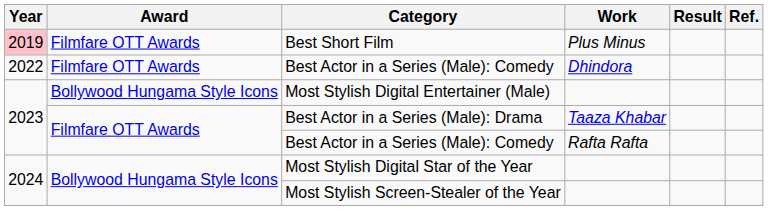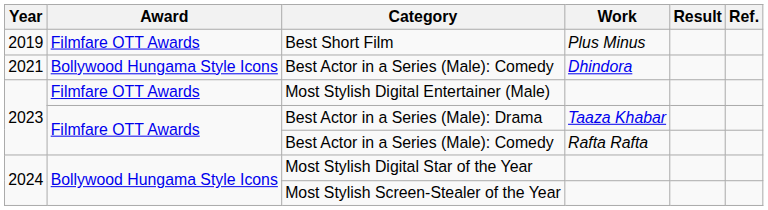(26, 42) pink background -> (26, 42) no background
(26, 67) 2022 -> (26, 67) 2021
(125, 67) Filmfare OTT Awards -> (164, 67) Bollywood Hungama Style Icons
(164, 92) Bollywood Hungama Style Icons -> (125, 92) Filmfare OTT Awards
